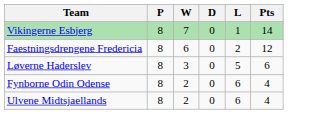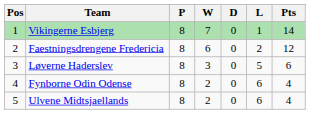+ column: (15, 13)
